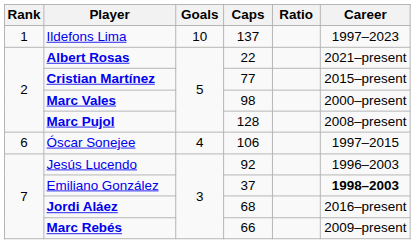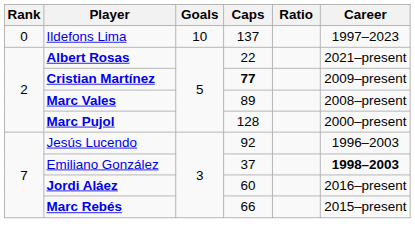(24, 36) 1 -> (24, 36) 0
(248, 79) normal -> (248, 79) bold
(365, 79) 2015–present -> (365, 79) 2009–present
(248, 100) 98 -> (248, 100) 89
(365, 100) 2000–present -> (365, 100) 2008–present
(365, 121) 2008–present -> (365, 121) 2000–present
- row: (91, 143)
(248, 206) 68 -> (248, 185) 60
(365, 228) 2009–present -> (365, 206) 2015–present
